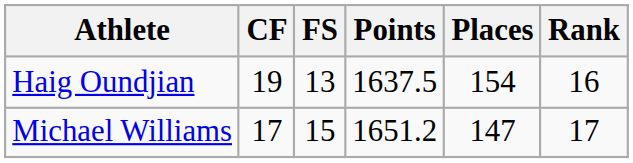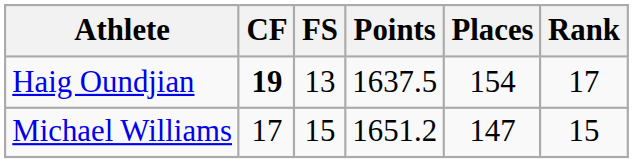(267, 81) normal -> (267, 81) bold
(584, 81) 16 -> (584, 81) 17
(584, 131) 17 -> (584, 131) 15
